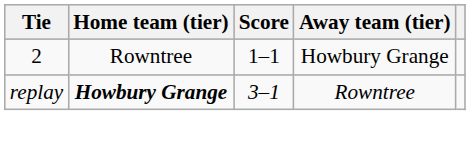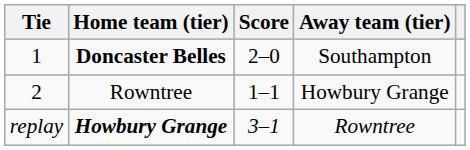+ row: (151, 56)
